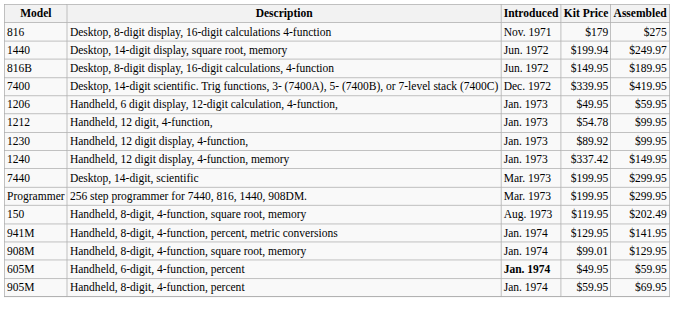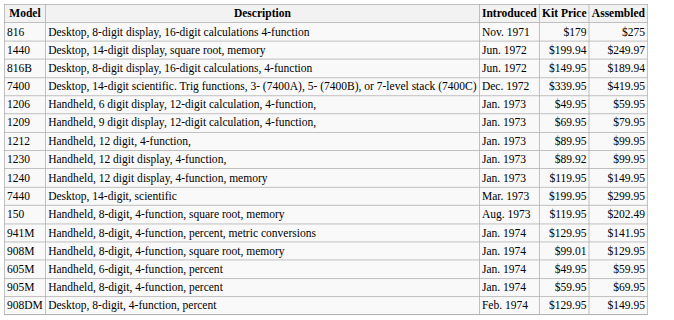(648, 68) $189.95 -> (626, 68) $189.94
+ row: (19, 123)
(592, 123) $54.78 -> (571, 141) $89.95
(590, 159) $337.42 -> (568, 178) $119.95
- row: (36, 196)
(527, 269) bold -> (504, 269) normal
+ row: (25, 305)
